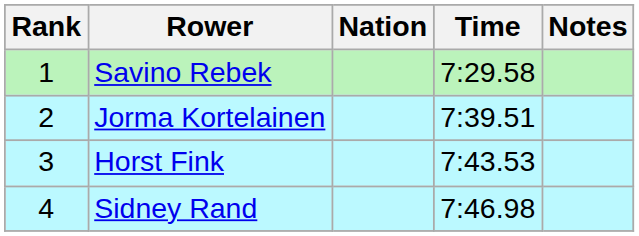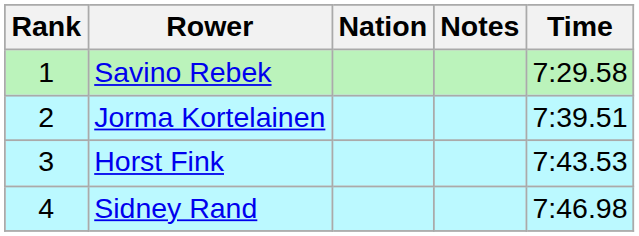columns swapped: (488, 27) <-> (588, 27)
